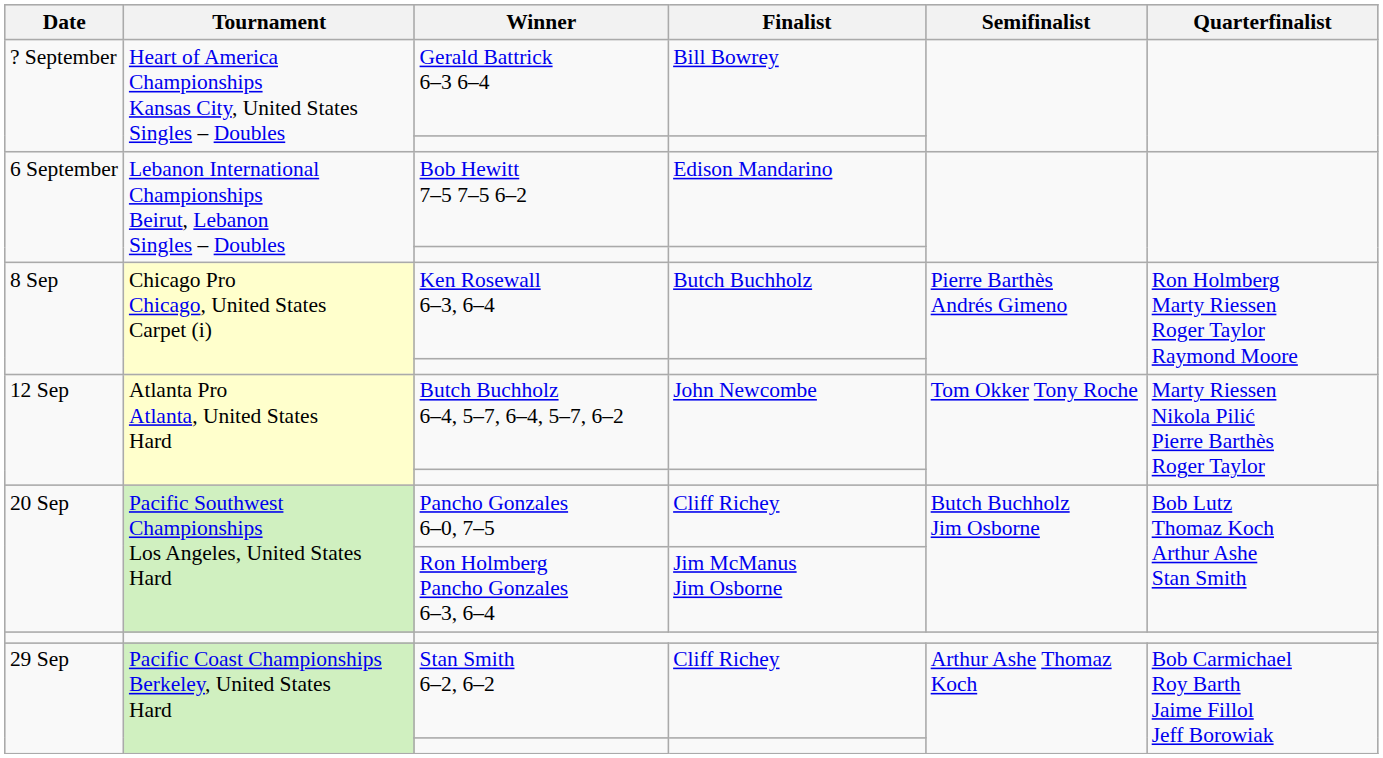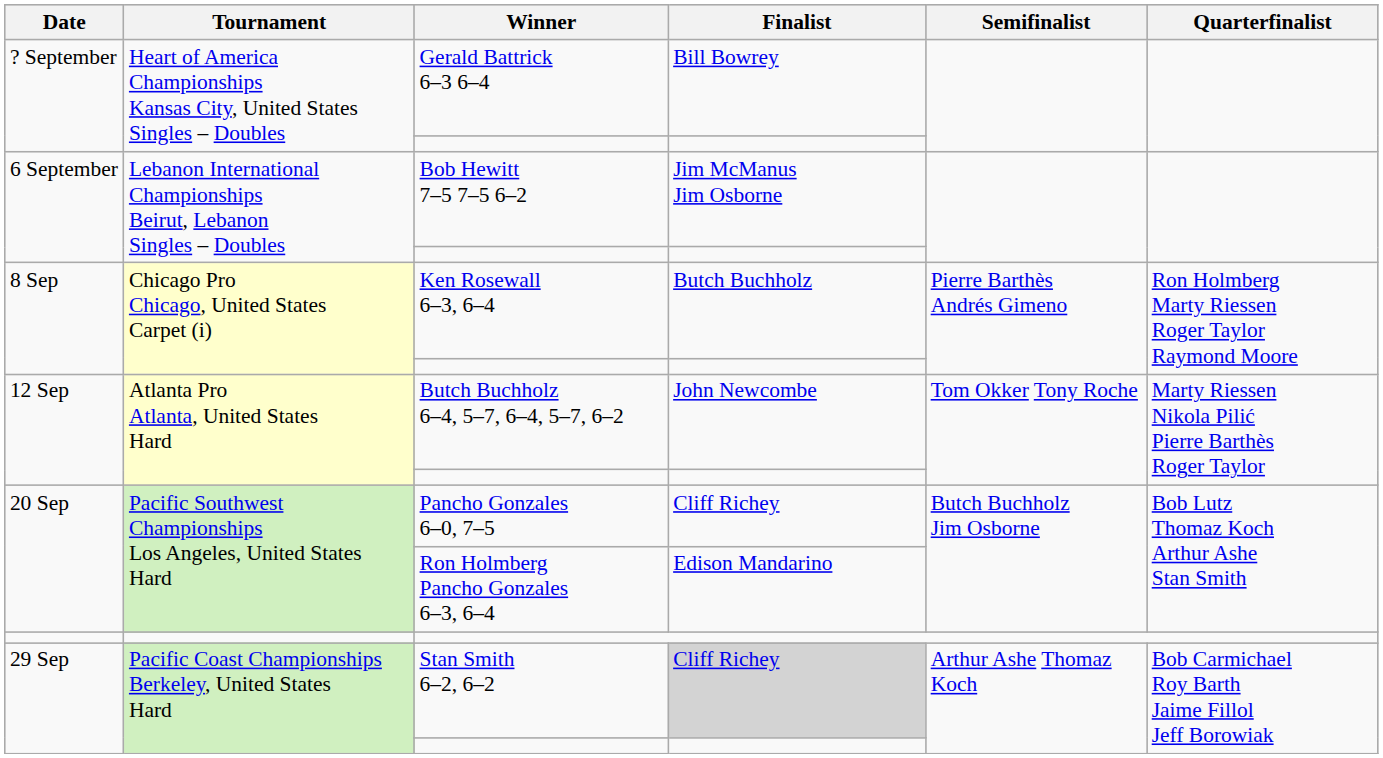(753, 168) Edison Mandarino -> (735, 181) Jim McManus Jim Osborne
(735, 575) Jim McManus Jim Osborne -> (753, 563) Edison Mandarino
(726, 659) no background -> (726, 659) lightgrey background
